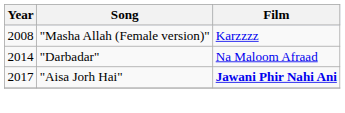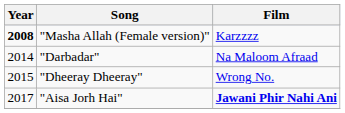(21, 35) normal -> (21, 35) bold
+ row: (91, 77)
